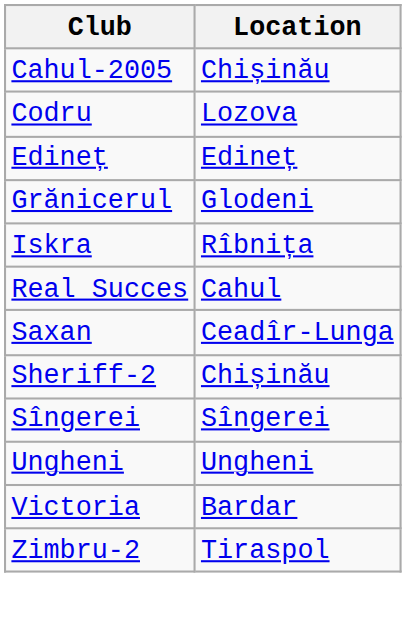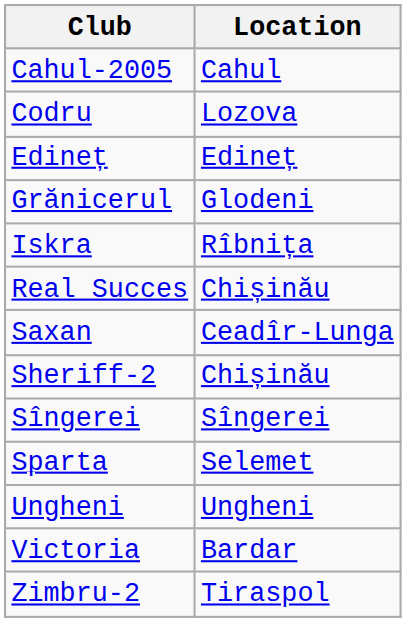(265, 70) Chișinău -> (241, 70) Cahul
(241, 289) Cahul -> (265, 289) Chișinău
+ row: (60, 463)
